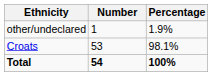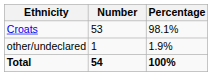rows swapped: (22, 46) <-> (46, 29)
